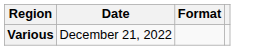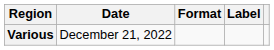+ column: (244, 14)
